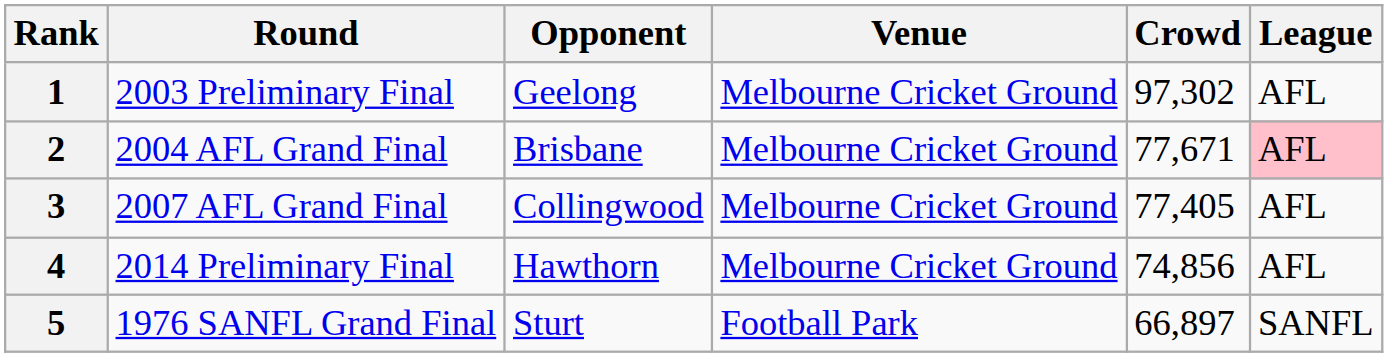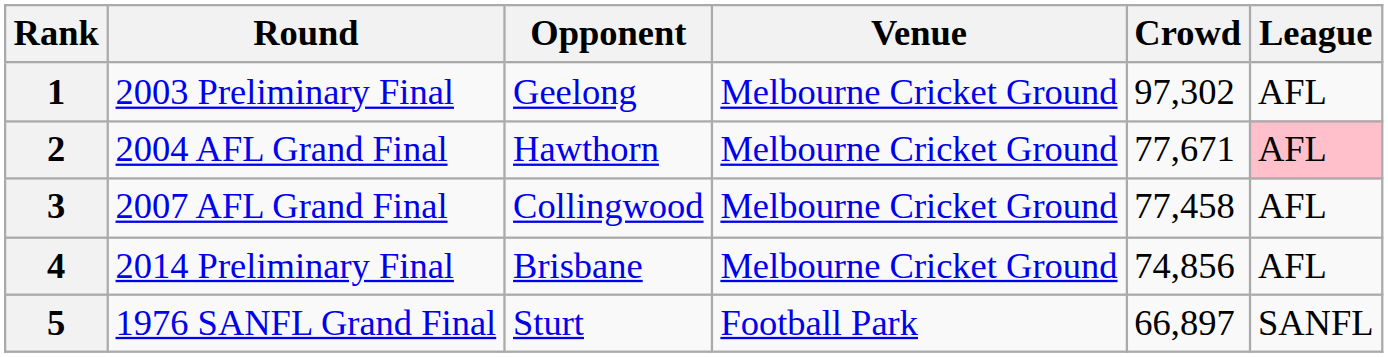(578, 149) Brisbane -> (586, 149) Hawthorn
(1185, 206) 77,405 -> (1185, 206) 77,458
(586, 264) Hawthorn -> (578, 264) Brisbane
